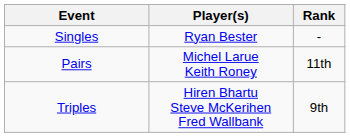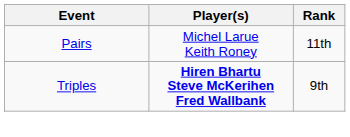- row: (77, 36)
(221, 108) normal -> (221, 87) bold
